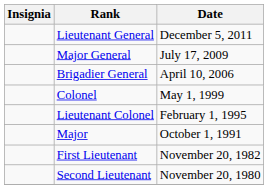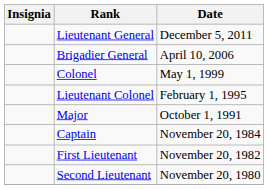- row: (94, 54)
+ row: (76, 134)
